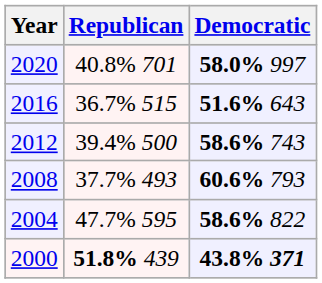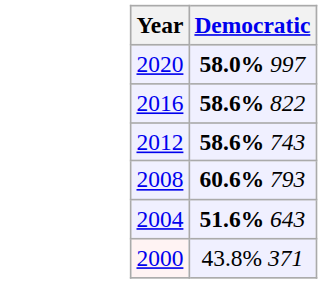- column: (126, 25)
(252, 102) 51.6% 643 -> (252, 102) 58.6% 822
(252, 218) 58.6% 822 -> (252, 218) 51.6% 643
(252, 257) bold -> (252, 257) normal
